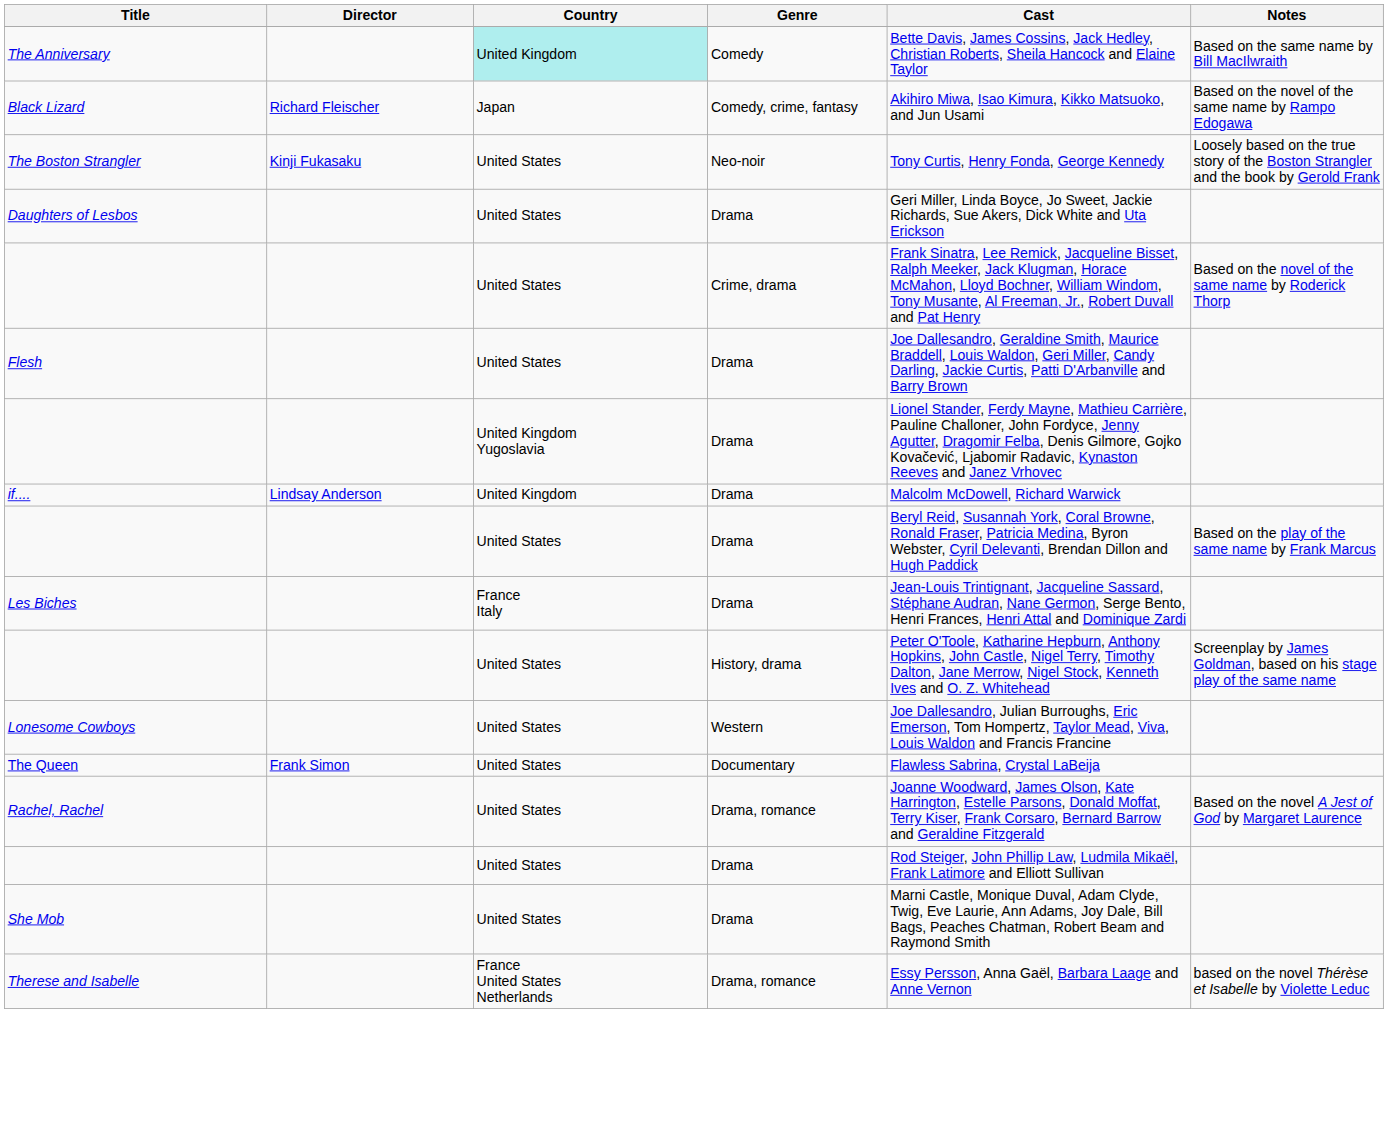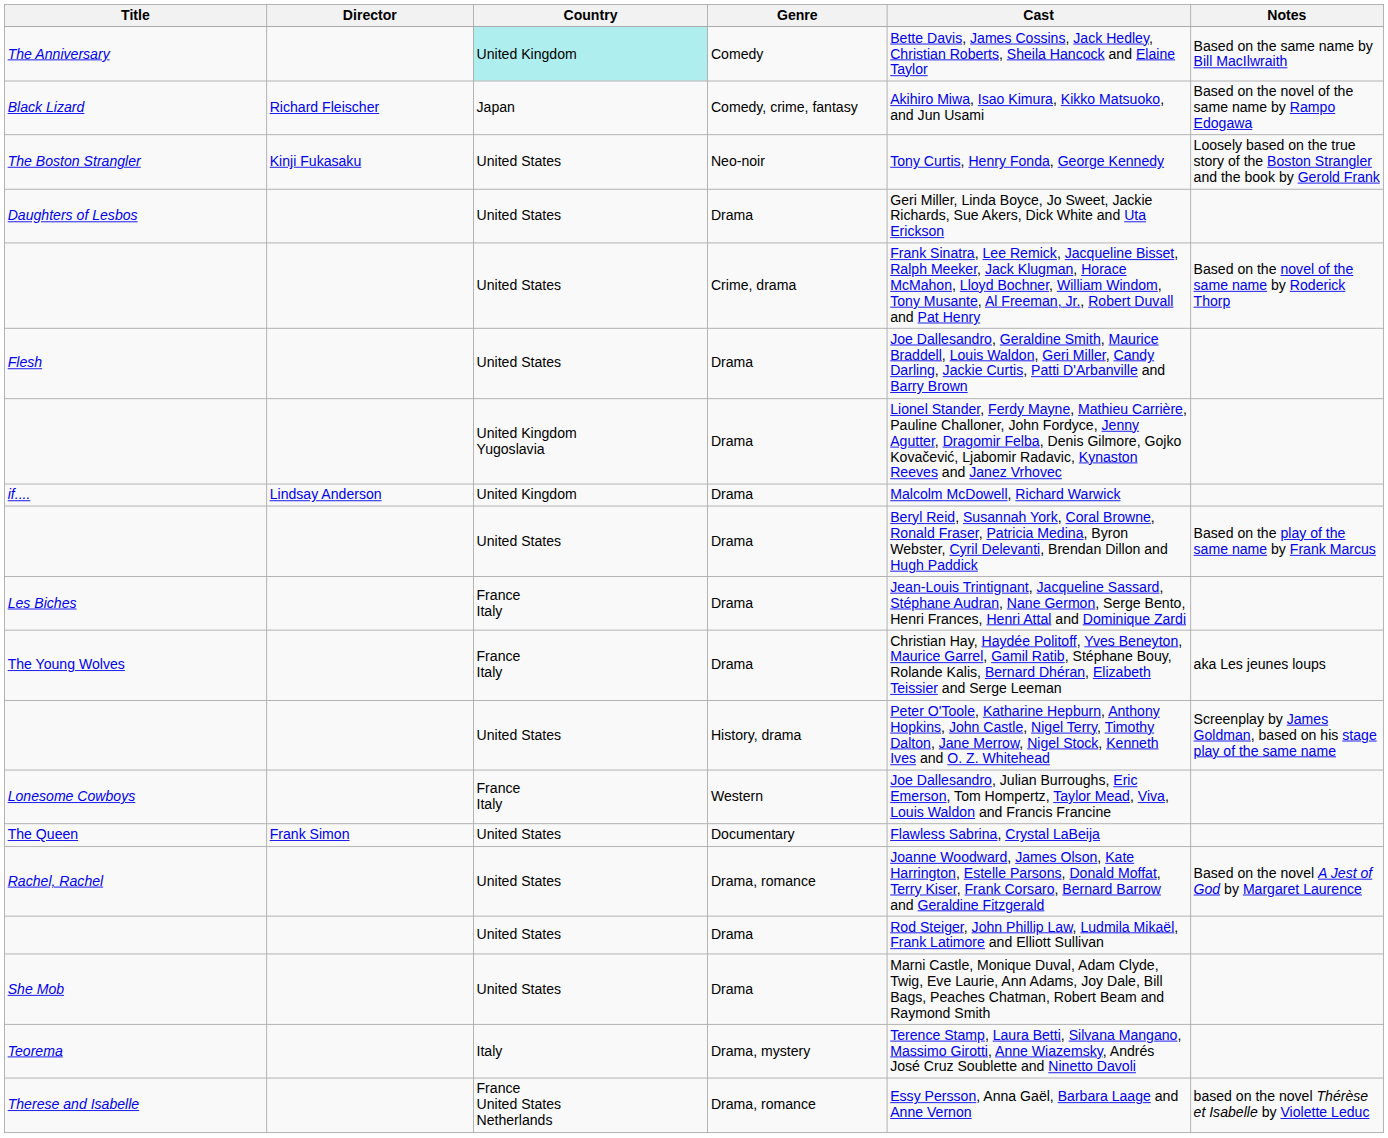+ row: (66, 665)
(519, 727) United States -> (498, 796) France Italy
+ row: (35, 1051)
